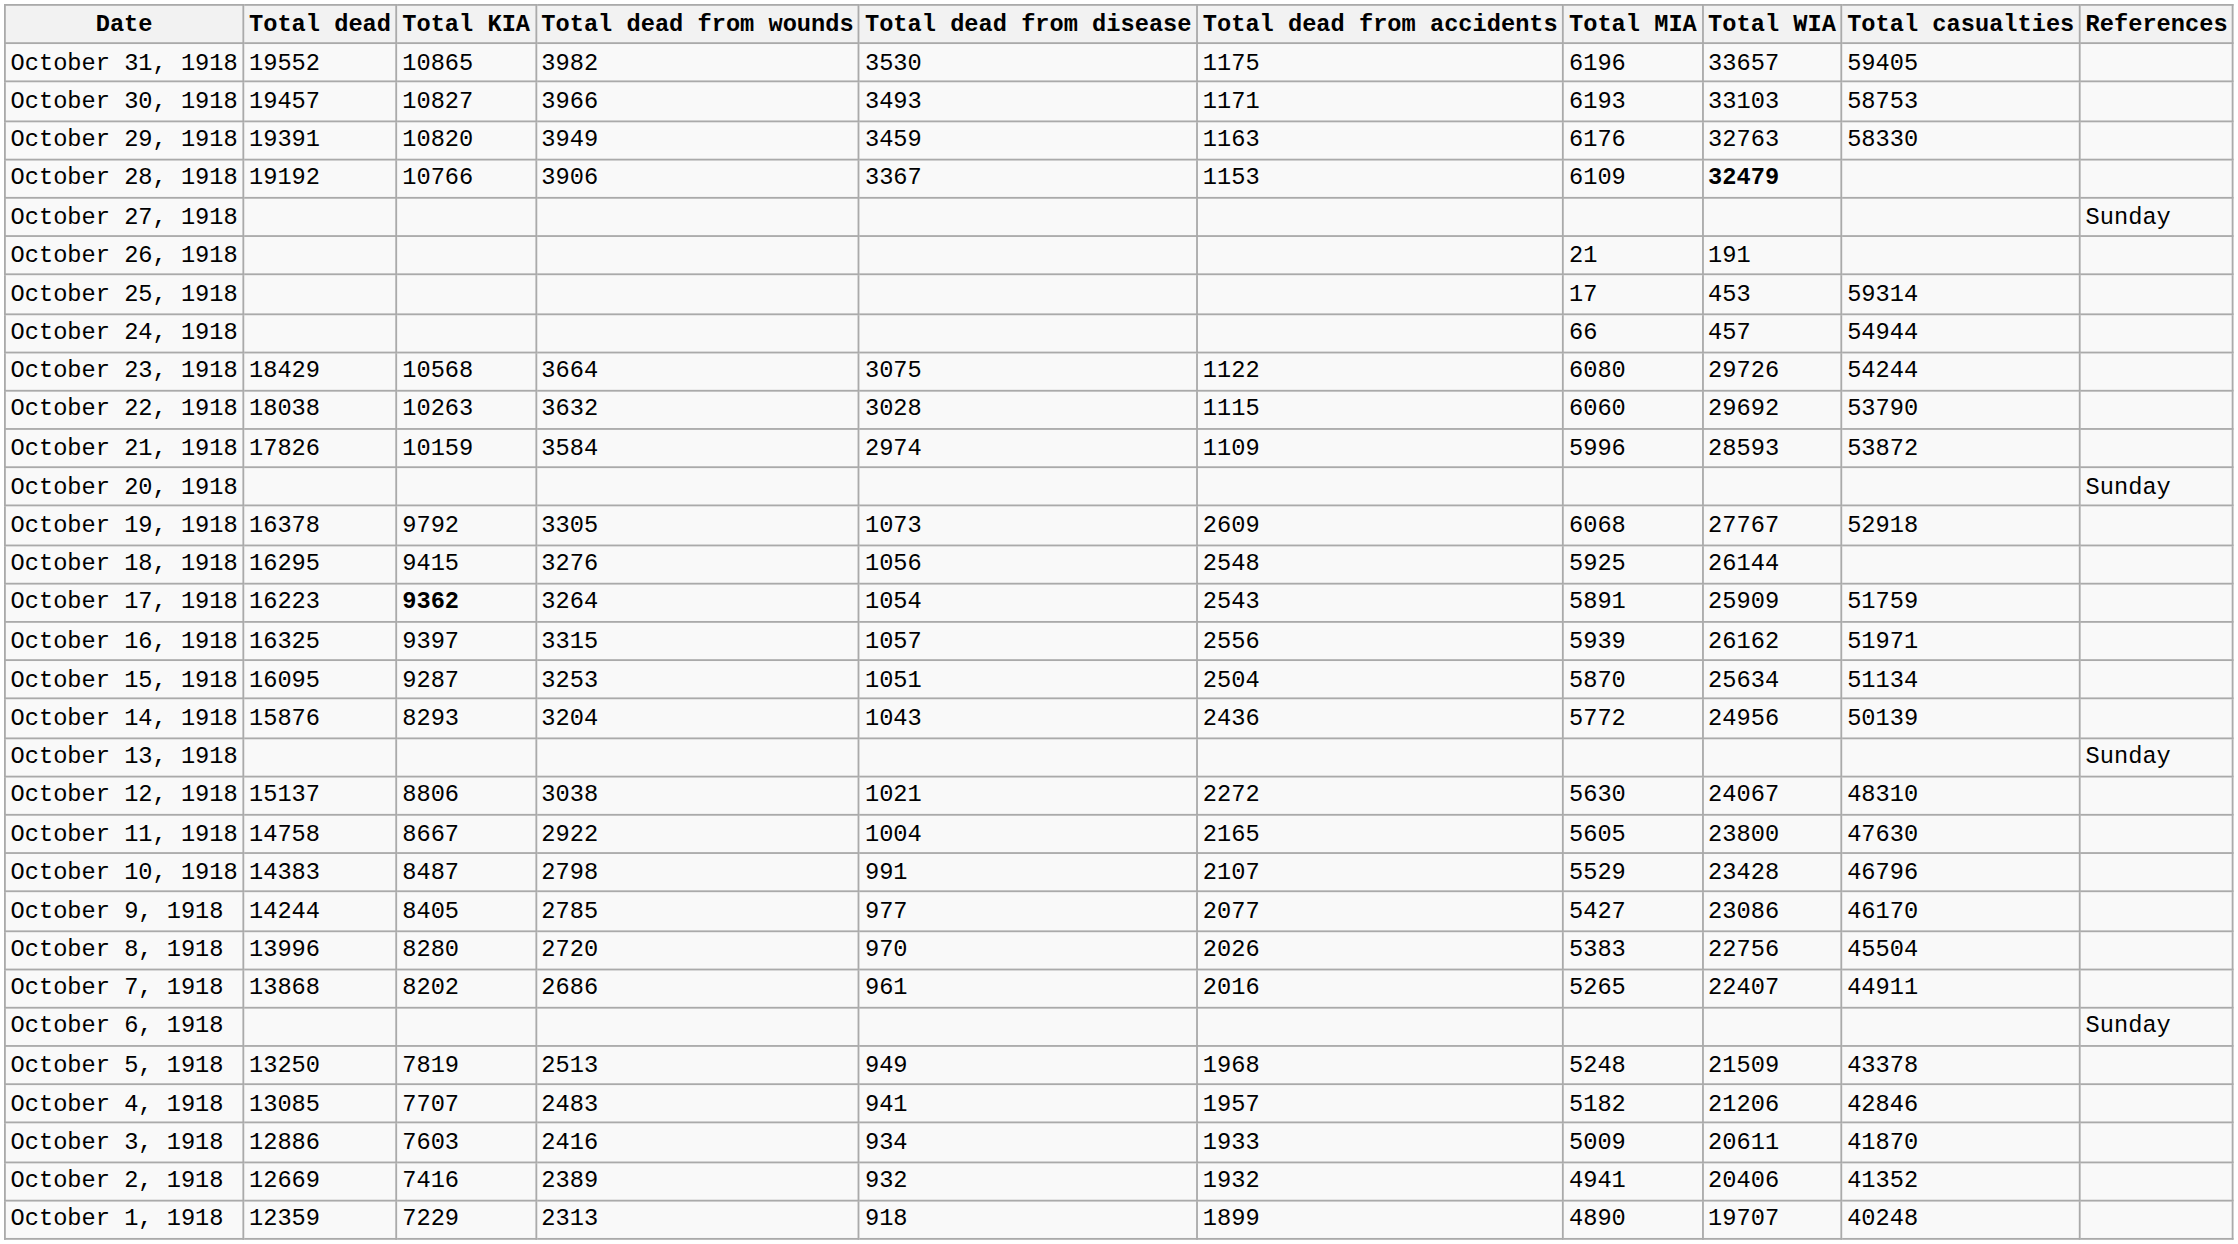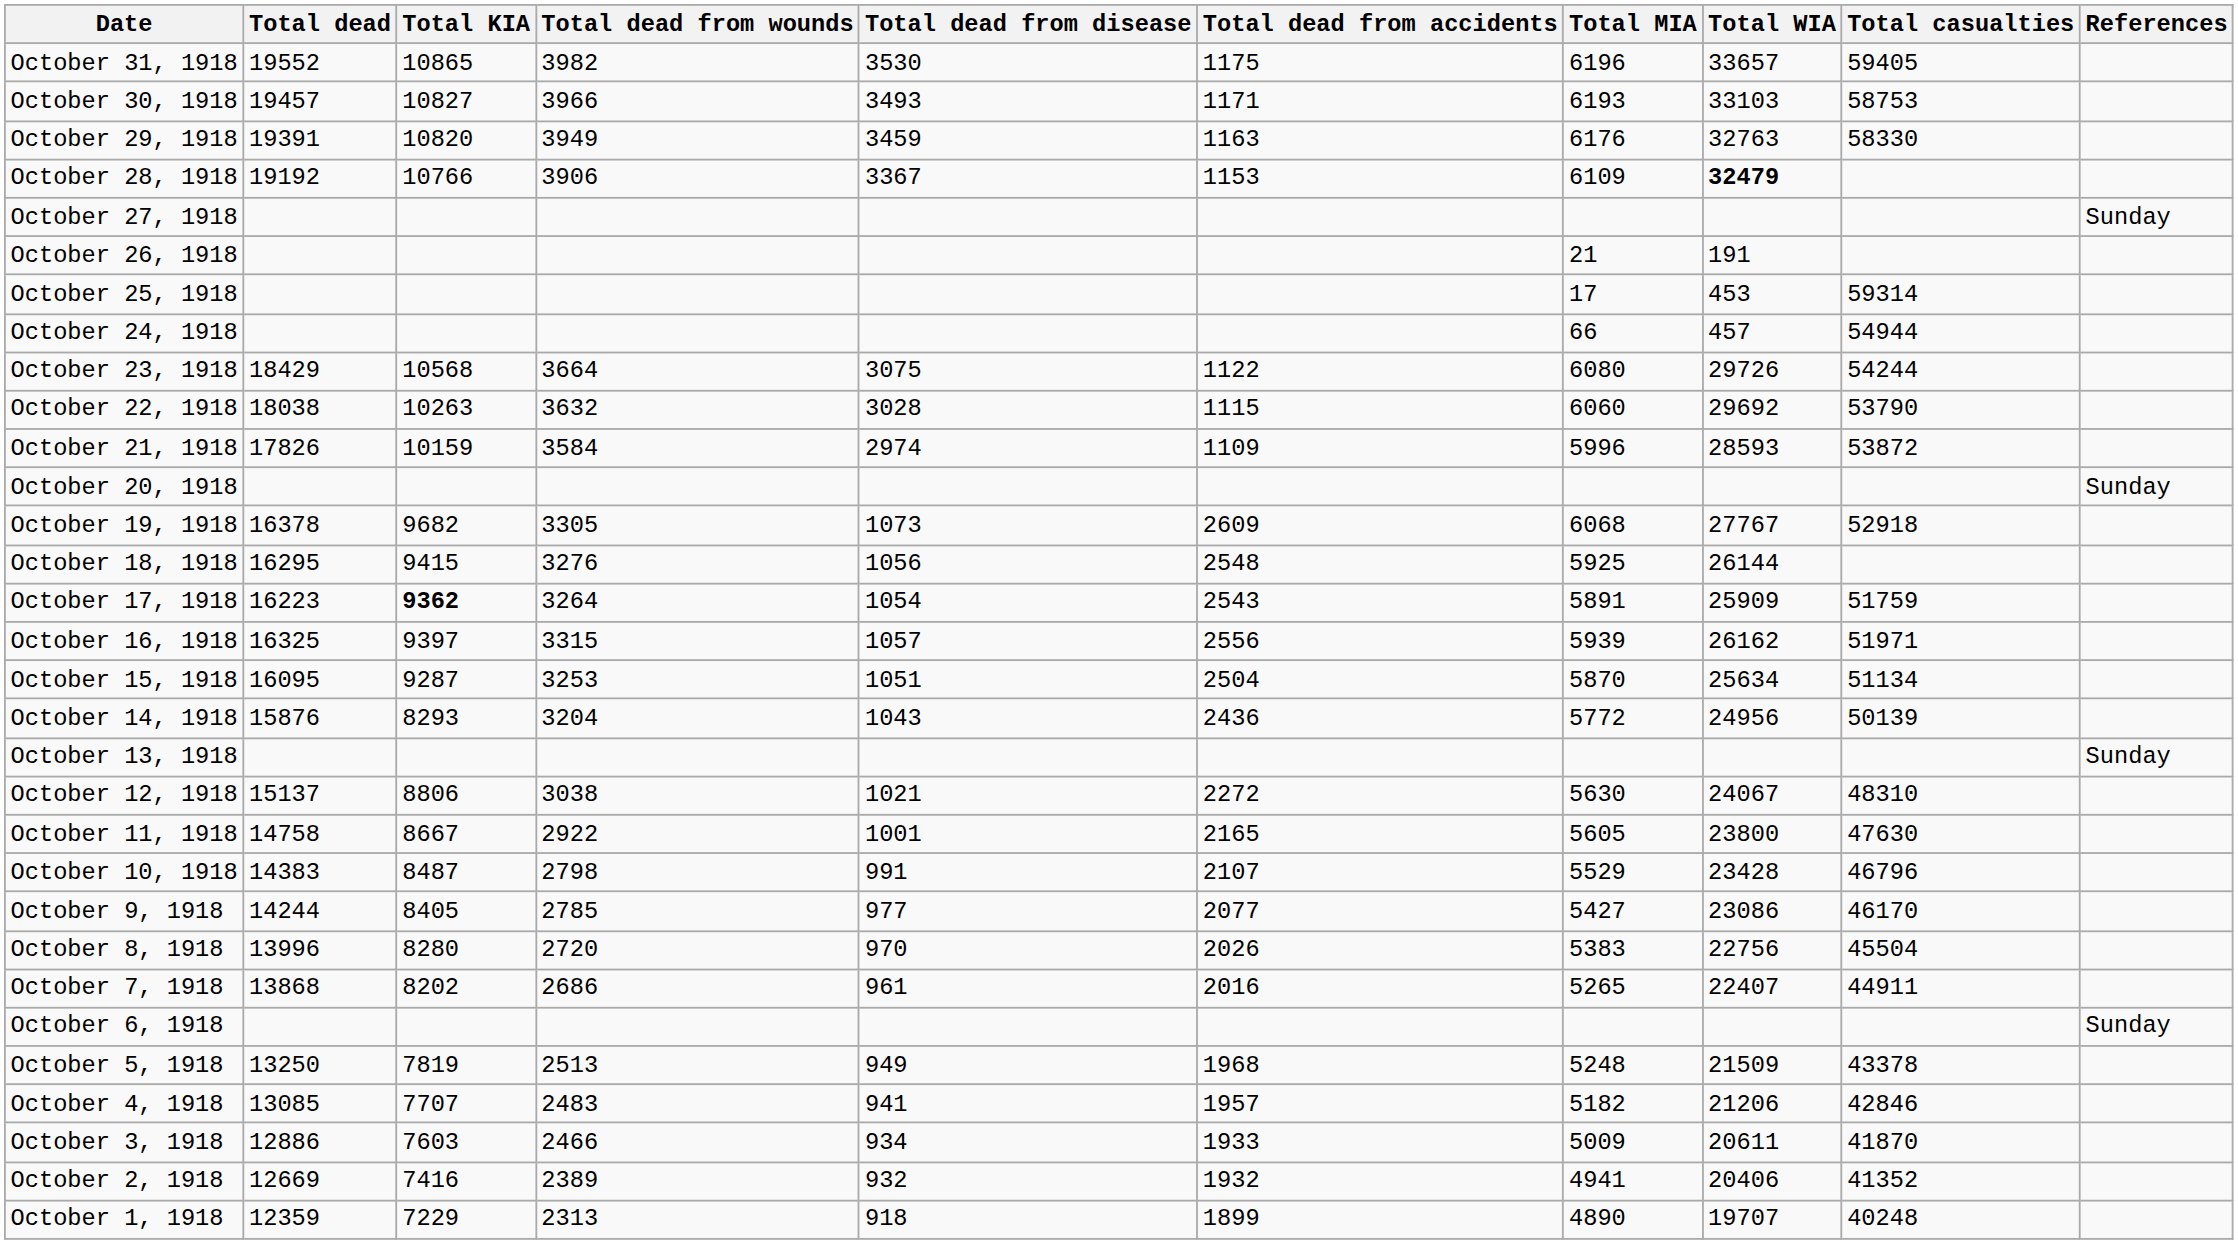(431, 525) 9792 -> (431, 525) 9682
(893, 834) 1004 -> (893, 834) 1001
(570, 1142) 2416 -> (570, 1142) 2466
